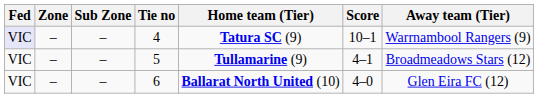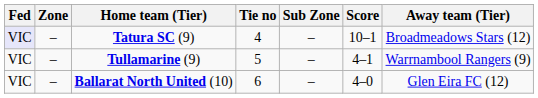columns swapped: (103, 15) <-> (261, 15)
(458, 37) Warrnambool Rangers (9) -> (458, 37) Broadmeadows Stars (12)
(458, 59) Broadmeadows Stars (12) -> (458, 59) Warrnambool Rangers (9)
